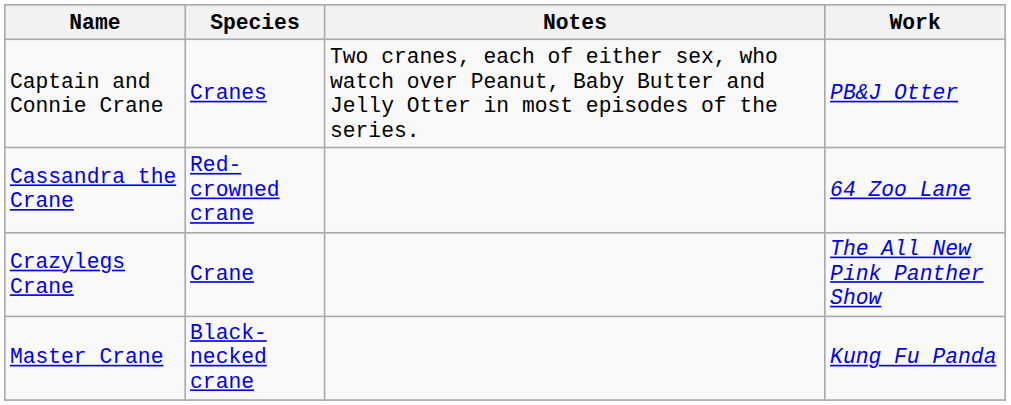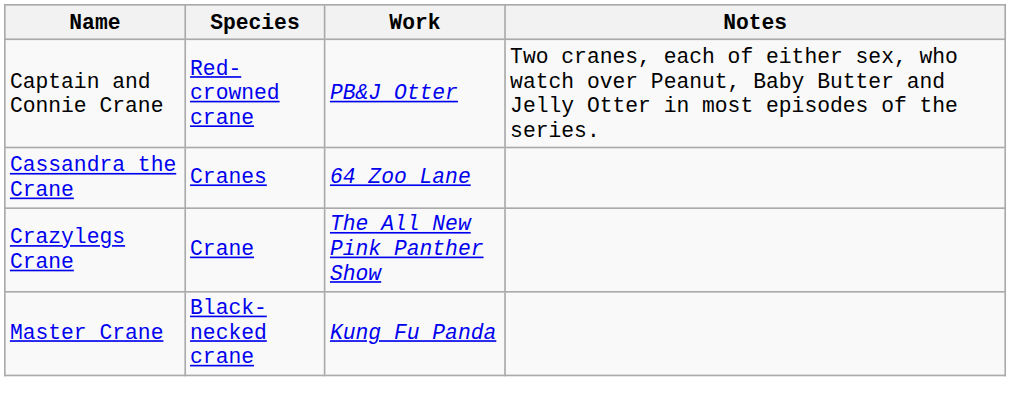columns swapped: (915, 22) <-> (575, 22)
(228, 94) Cranes -> (235, 94) Red-crowned crane
(235, 190) Red-crowned crane -> (228, 178) Cranes
